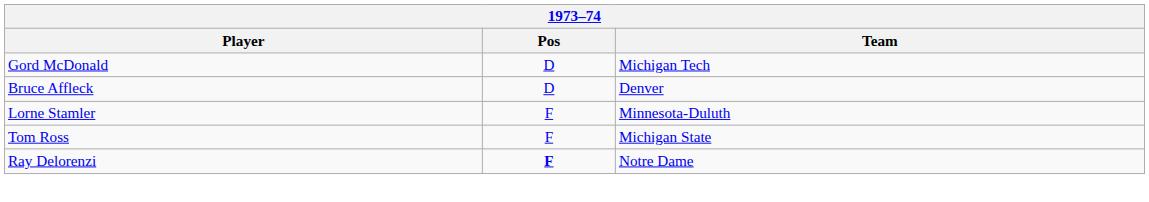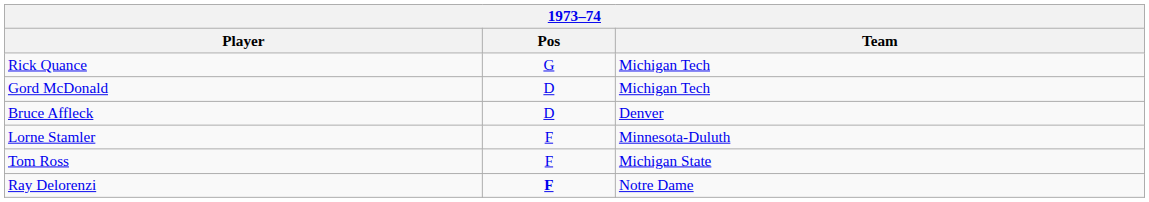+ row: (47, 64)
